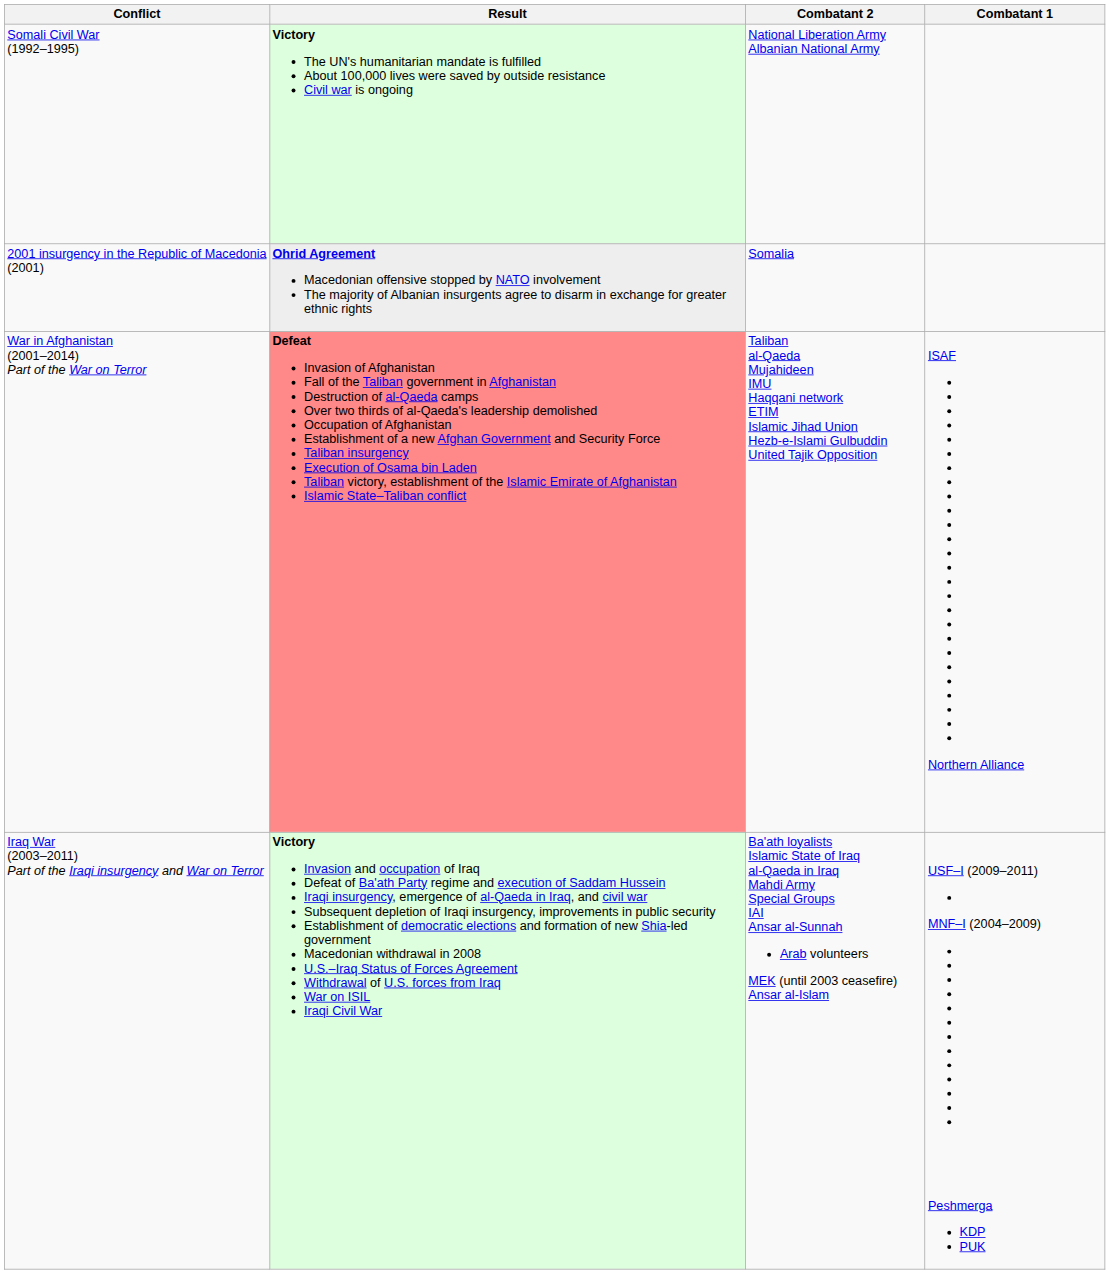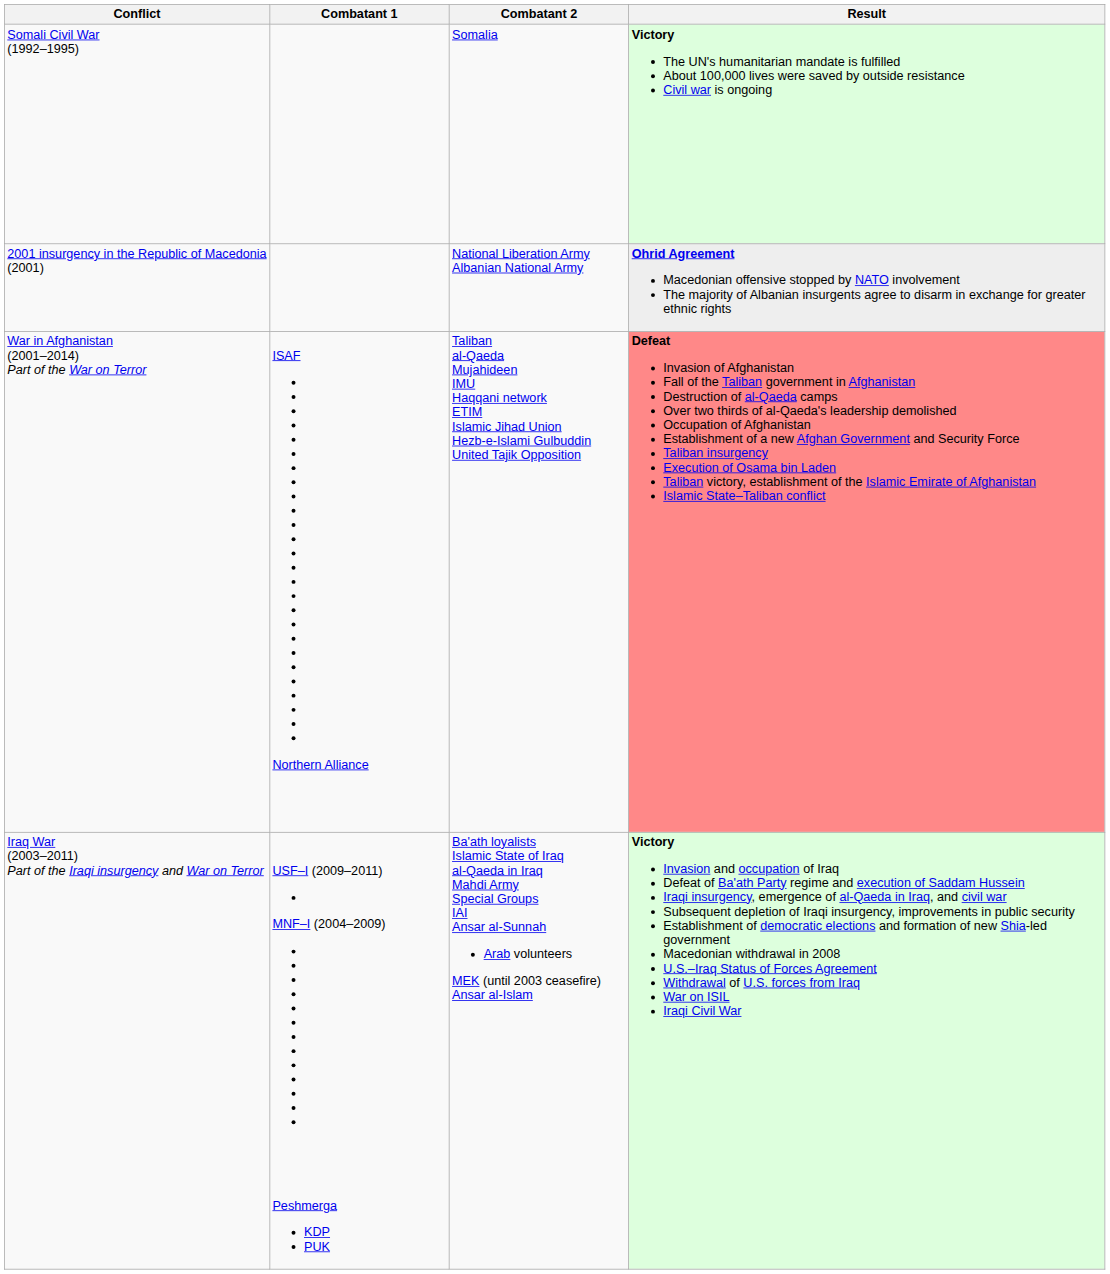columns swapped: (1015, 14) <-> (507, 14)
(817, 41) National Liberation Army Albanian National Army -> (475, 34) Somalia
(771, 253) Somalia -> (521, 260) National Liberation Army Albanian National Army
